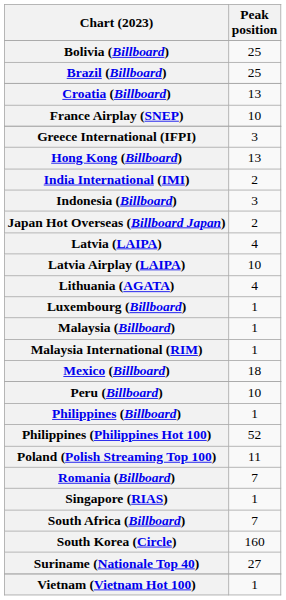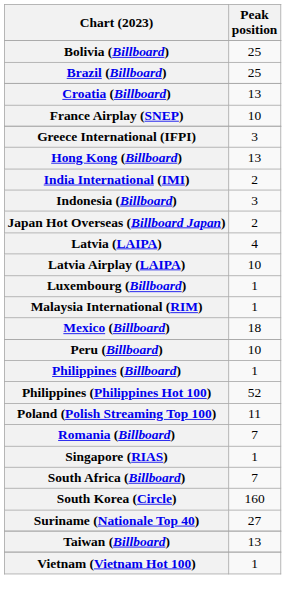- row: (117, 286)
- row: (117, 328)
+ row: (117, 541)
